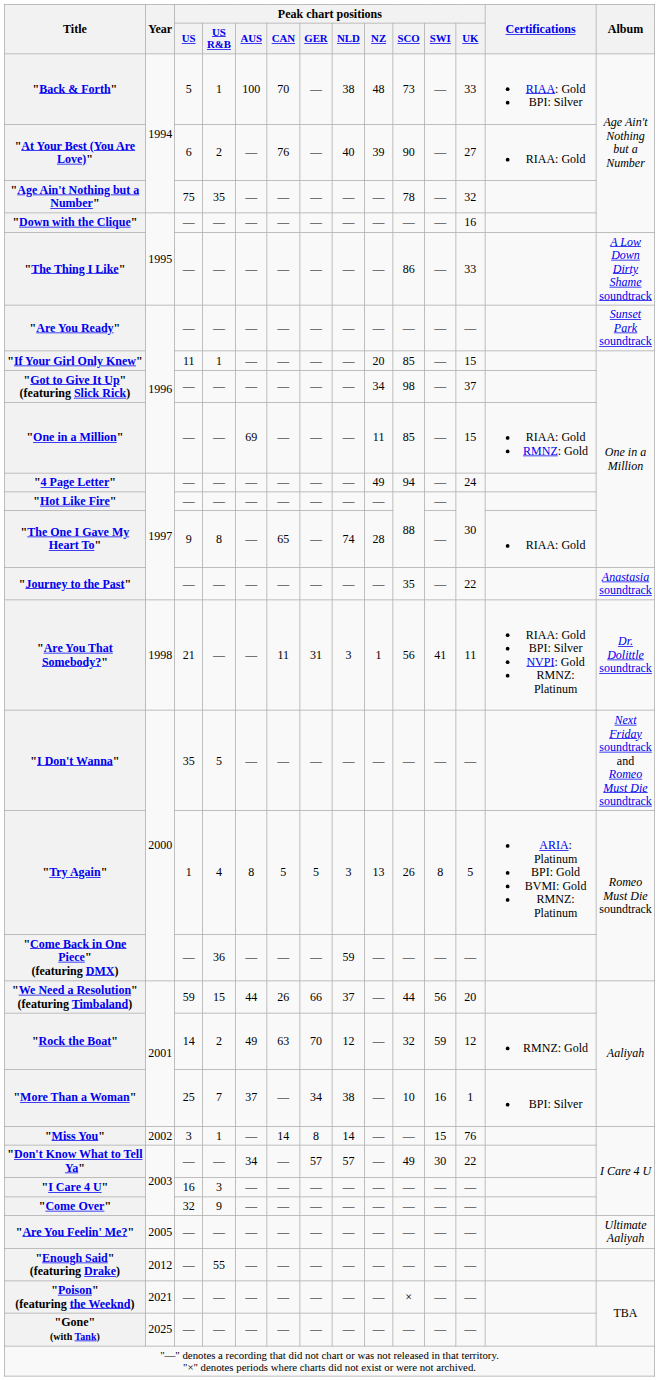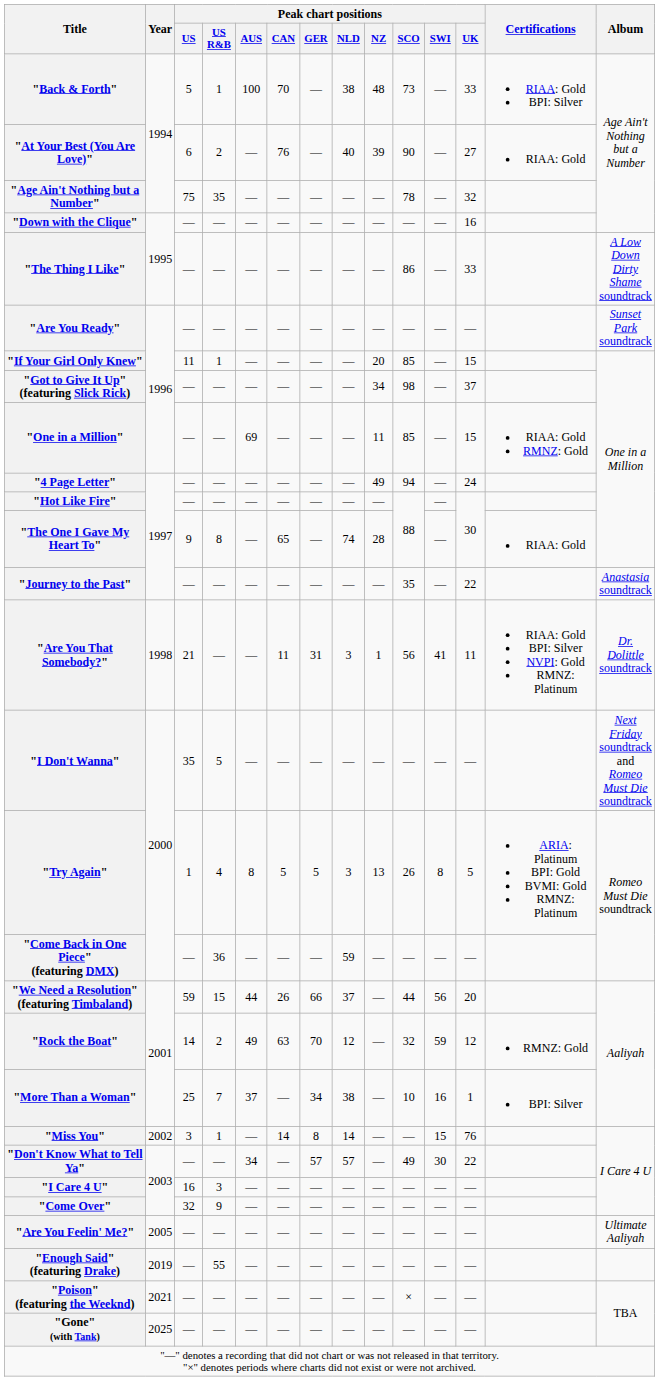(160, 1264) 2012 -> (160, 1264) 2019
